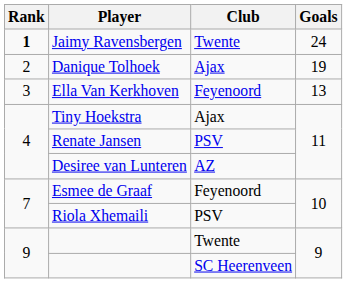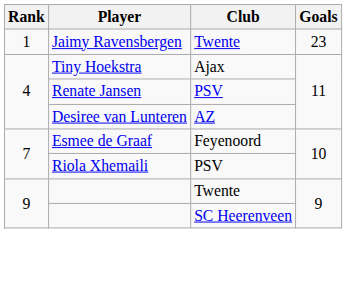(26, 41) bold -> (26, 41) normal
(319, 41) 24 -> (319, 41) 23
- row: (106, 66)
- row: (115, 91)
